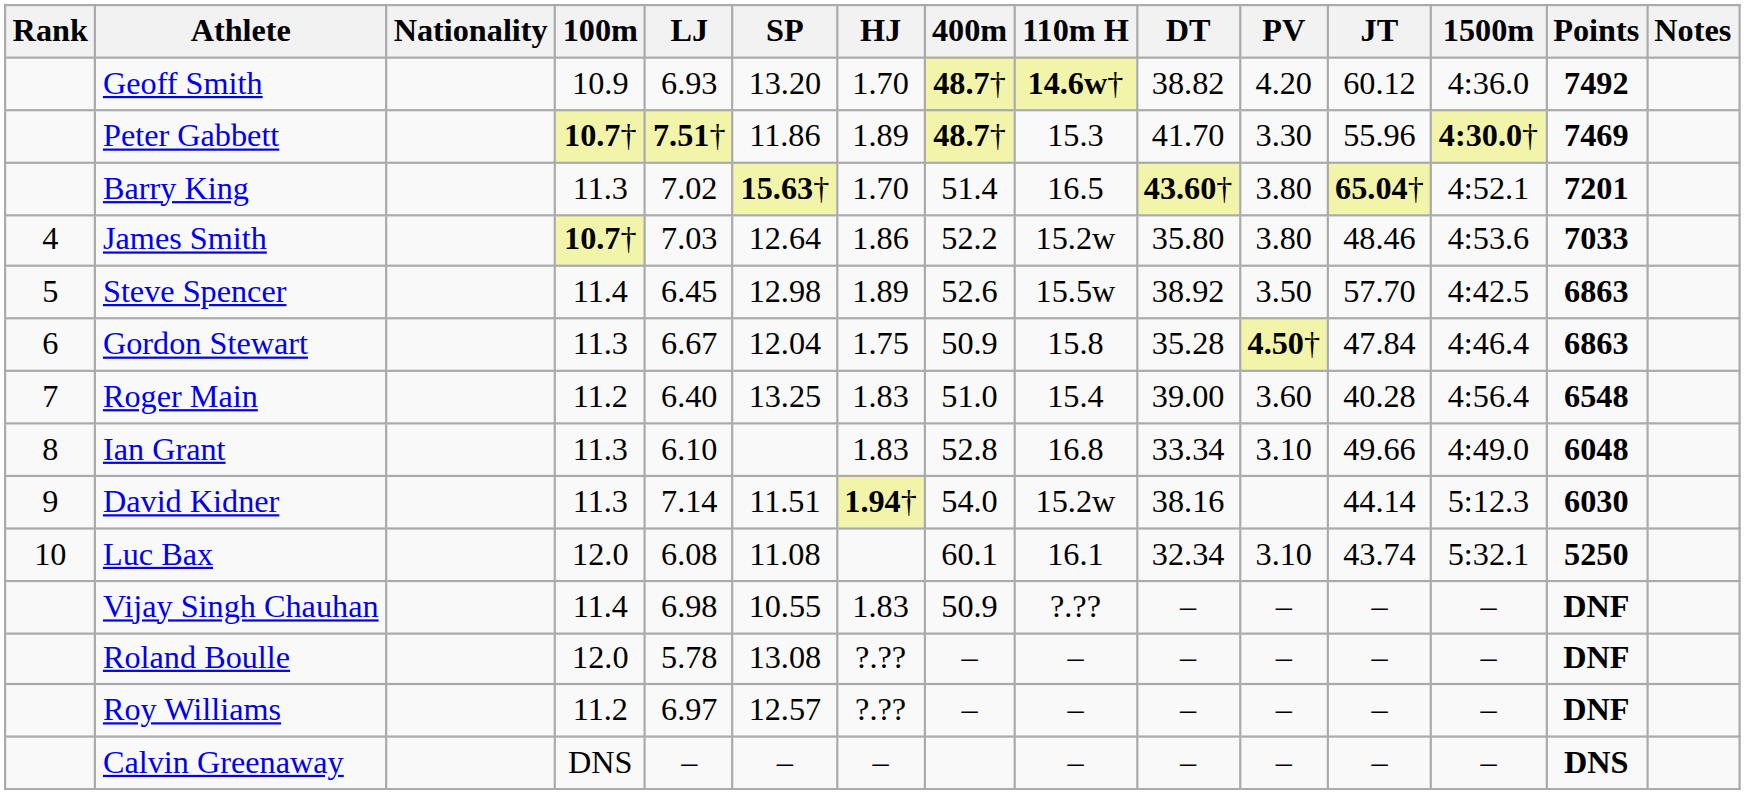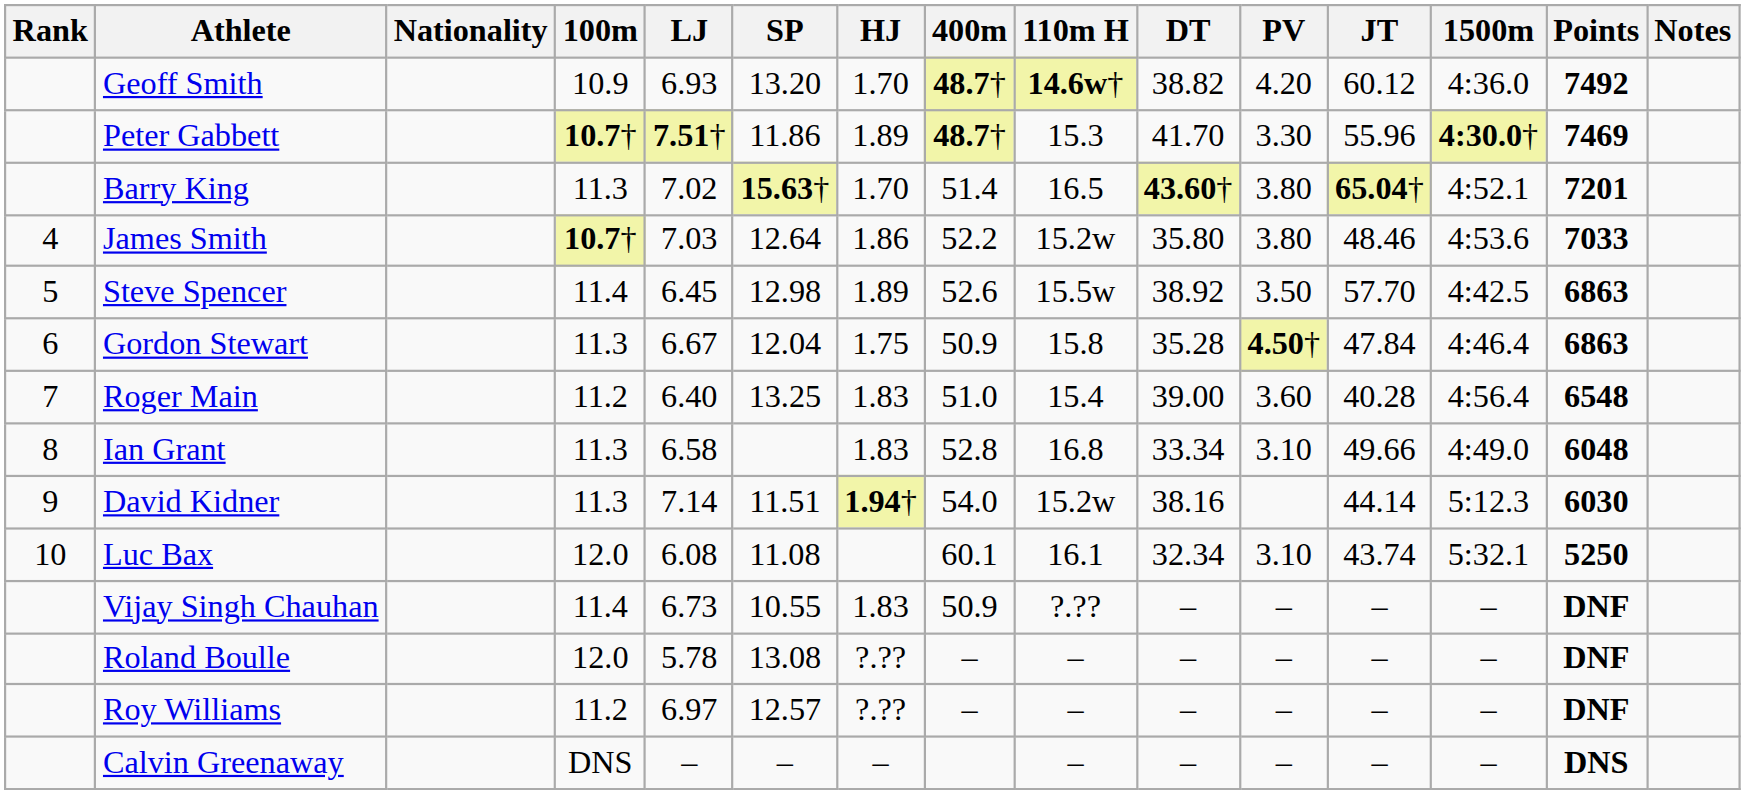(689, 448) 6.10 -> (689, 448) 6.58
(689, 605) 6.98 -> (689, 605) 6.73
